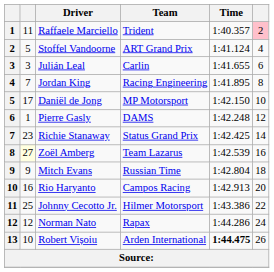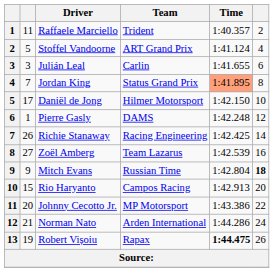(261, 30) pink background -> (261, 30) no background
(165, 82) Racing Engineering -> (160, 82) Status Grand Prix
(231, 82) no background -> (231, 82) lightsalmon background
(155, 100) MP Motorsport -> (163, 100) Hilmer Motorsport
(28, 135) 23 -> (28, 135) 26
(160, 135) Status Grand Prix -> (165, 135) Racing Engineering
(28, 152) lightyellow background -> (28, 152) no background
(261, 170) normal -> (261, 170) bold
(28, 187) 16 -> (28, 187) 15
(28, 205) 25 -> (28, 205) 20
(163, 205) Hilmer Motorsport -> (155, 205) MP Motorsport
(28, 222) 12 -> (28, 222) 21
(136, 222) Rapax -> (164, 222) Arden International
(28, 240) 10 -> (28, 240) 19
(164, 240) Arden International -> (136, 240) Rapax
